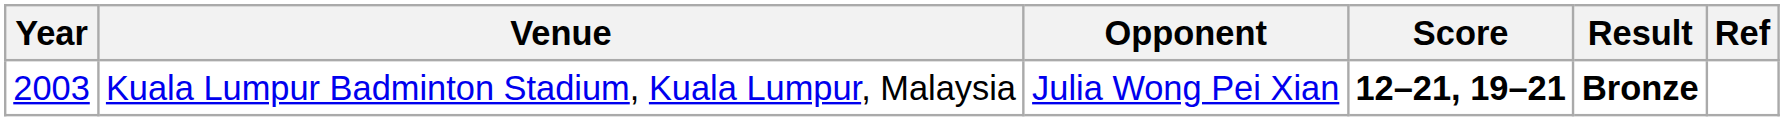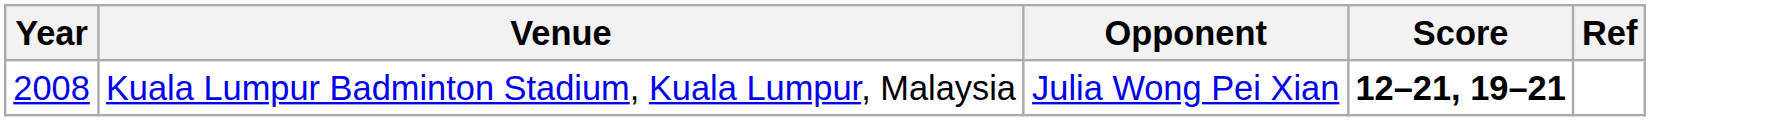- column: (1640, 33)
(52, 87) 2003 -> (52, 87) 2008
